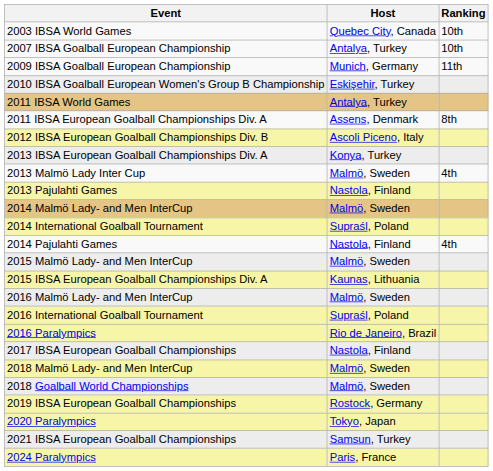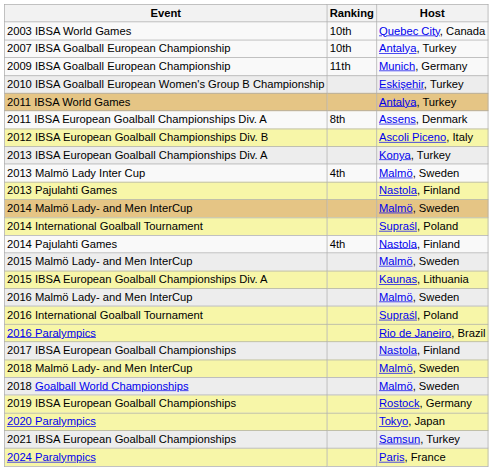columns swapped: (383, 13) <-> (463, 13)
